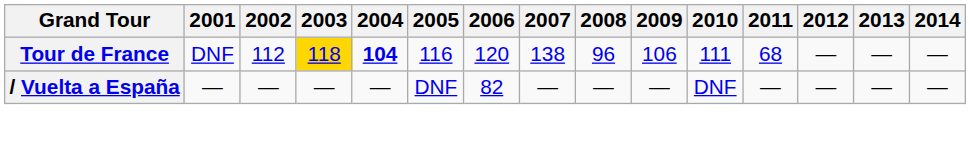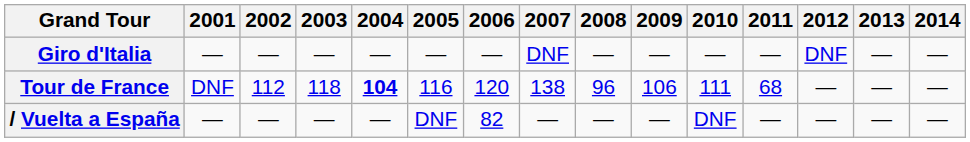+ row: (95, 53)
(324, 53) gold background -> (324, 86) no background
